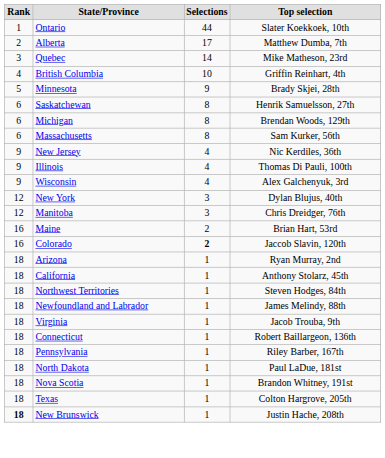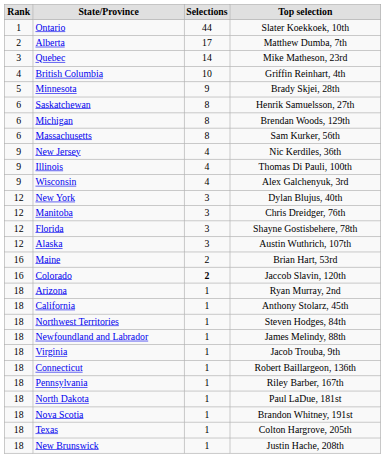+ row: (50, 228)
+ row: (49, 244)
(19, 414) bold -> (19, 445) normal
